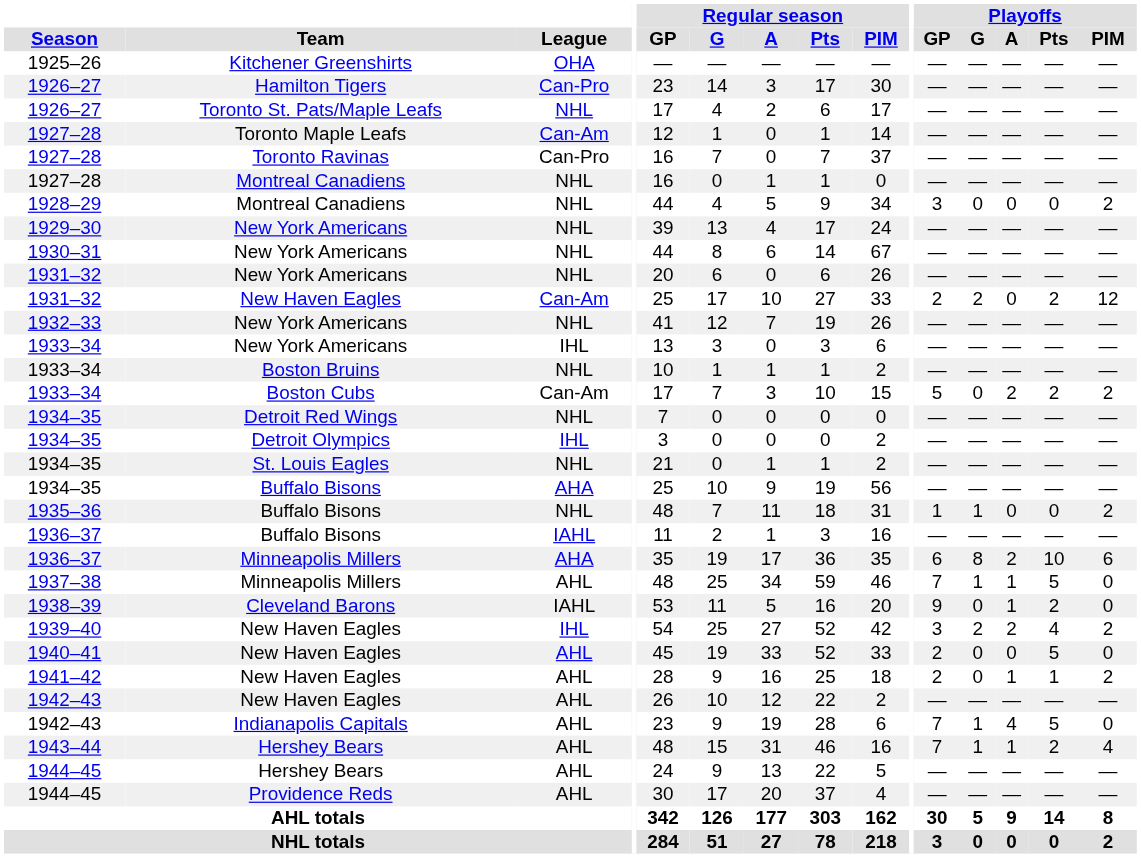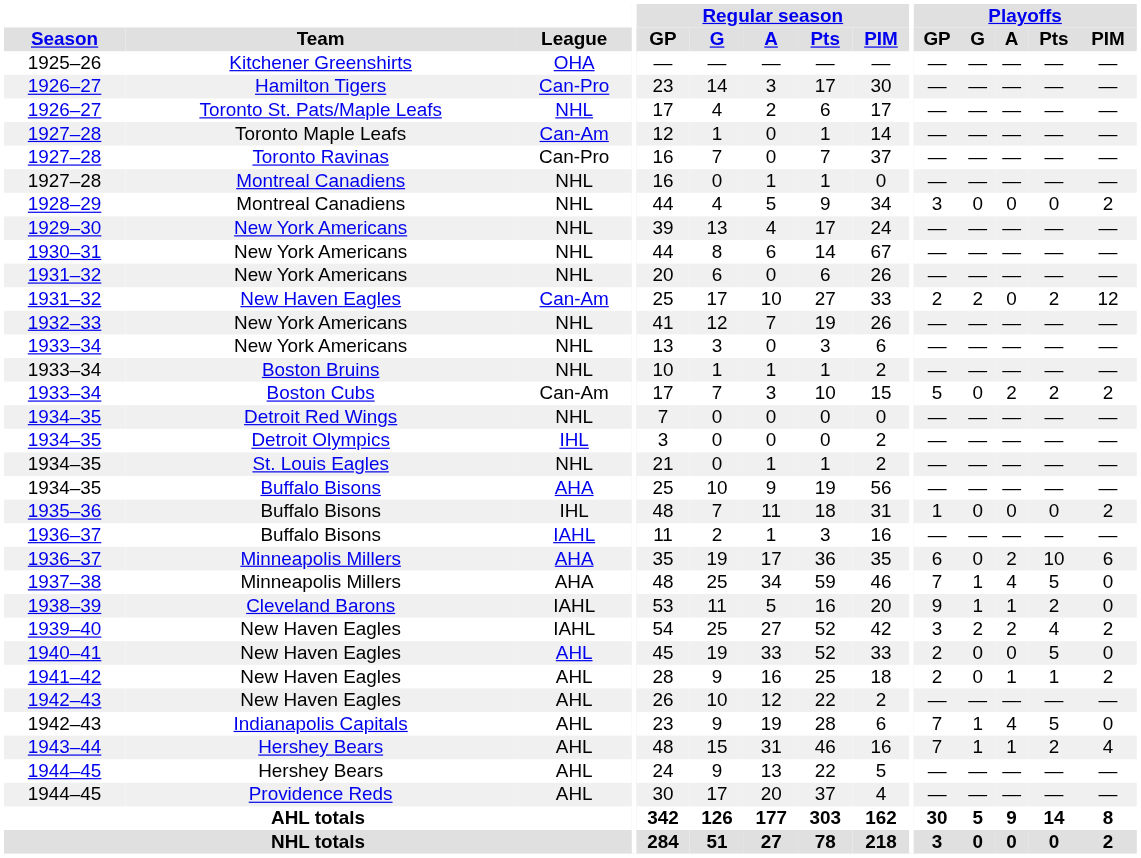(574, 346) IHL -> (574, 346) NHL
(574, 511) NHL -> (574, 511) IHL
(978, 511) 1 -> (978, 511) 0
(978, 558) 8 -> (978, 558) 0
(574, 582) AHL -> (574, 582) AHA
(1012, 582) 1 -> (1012, 582) 4
(978, 605) 0 -> (978, 605) 1
(574, 629) IHL -> (574, 629) IAHL
